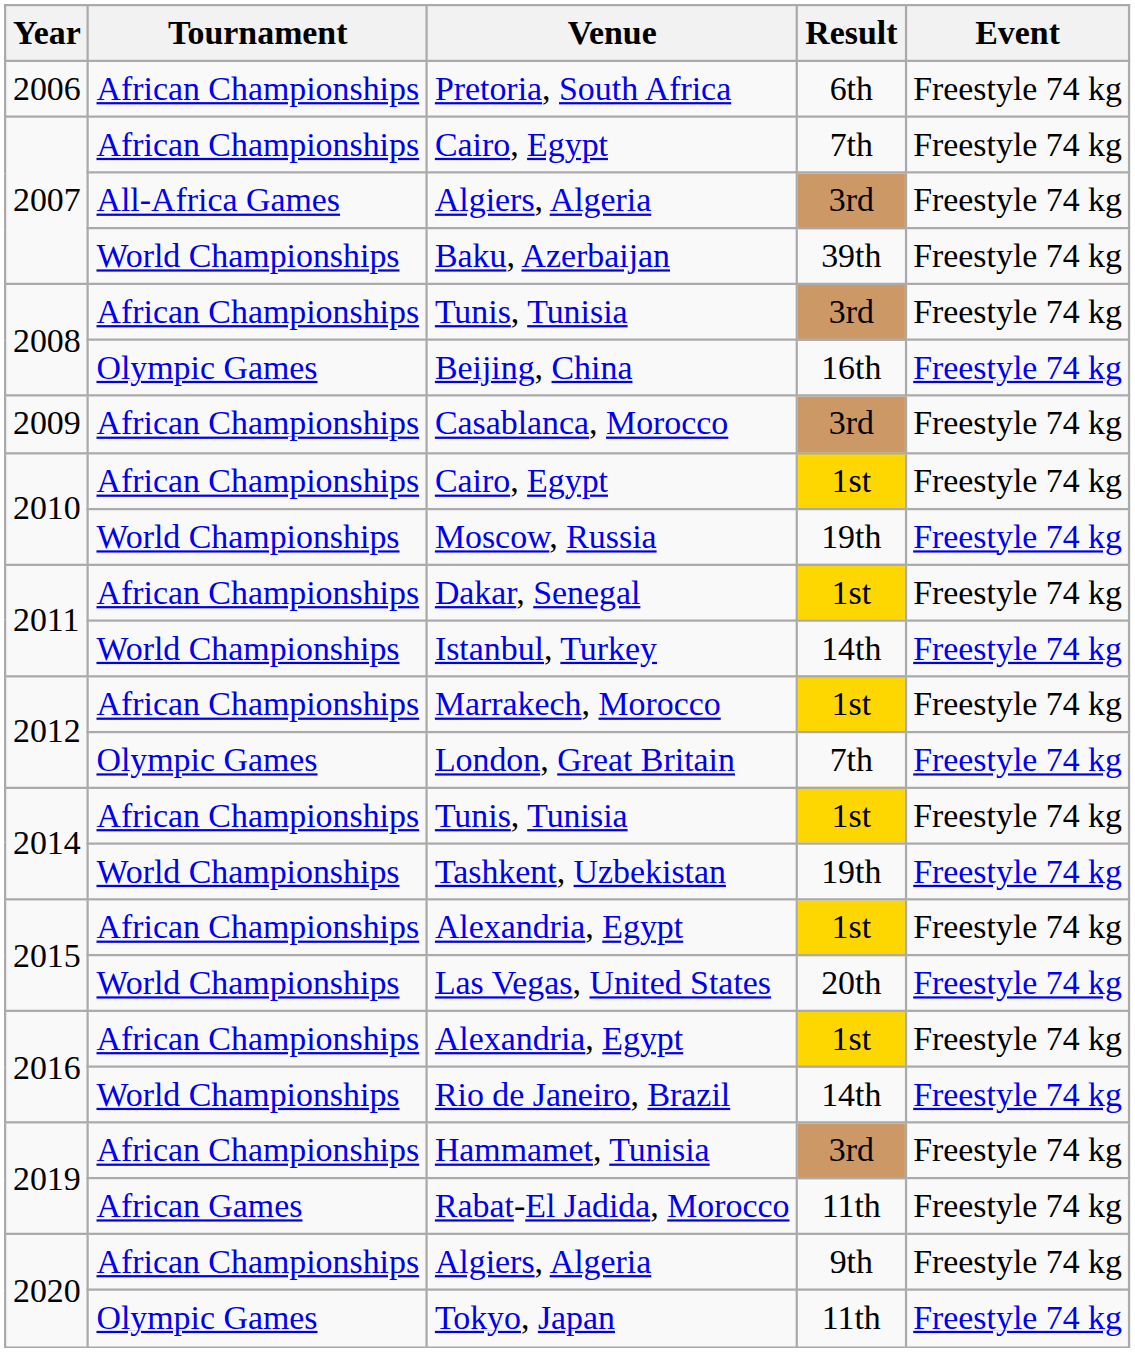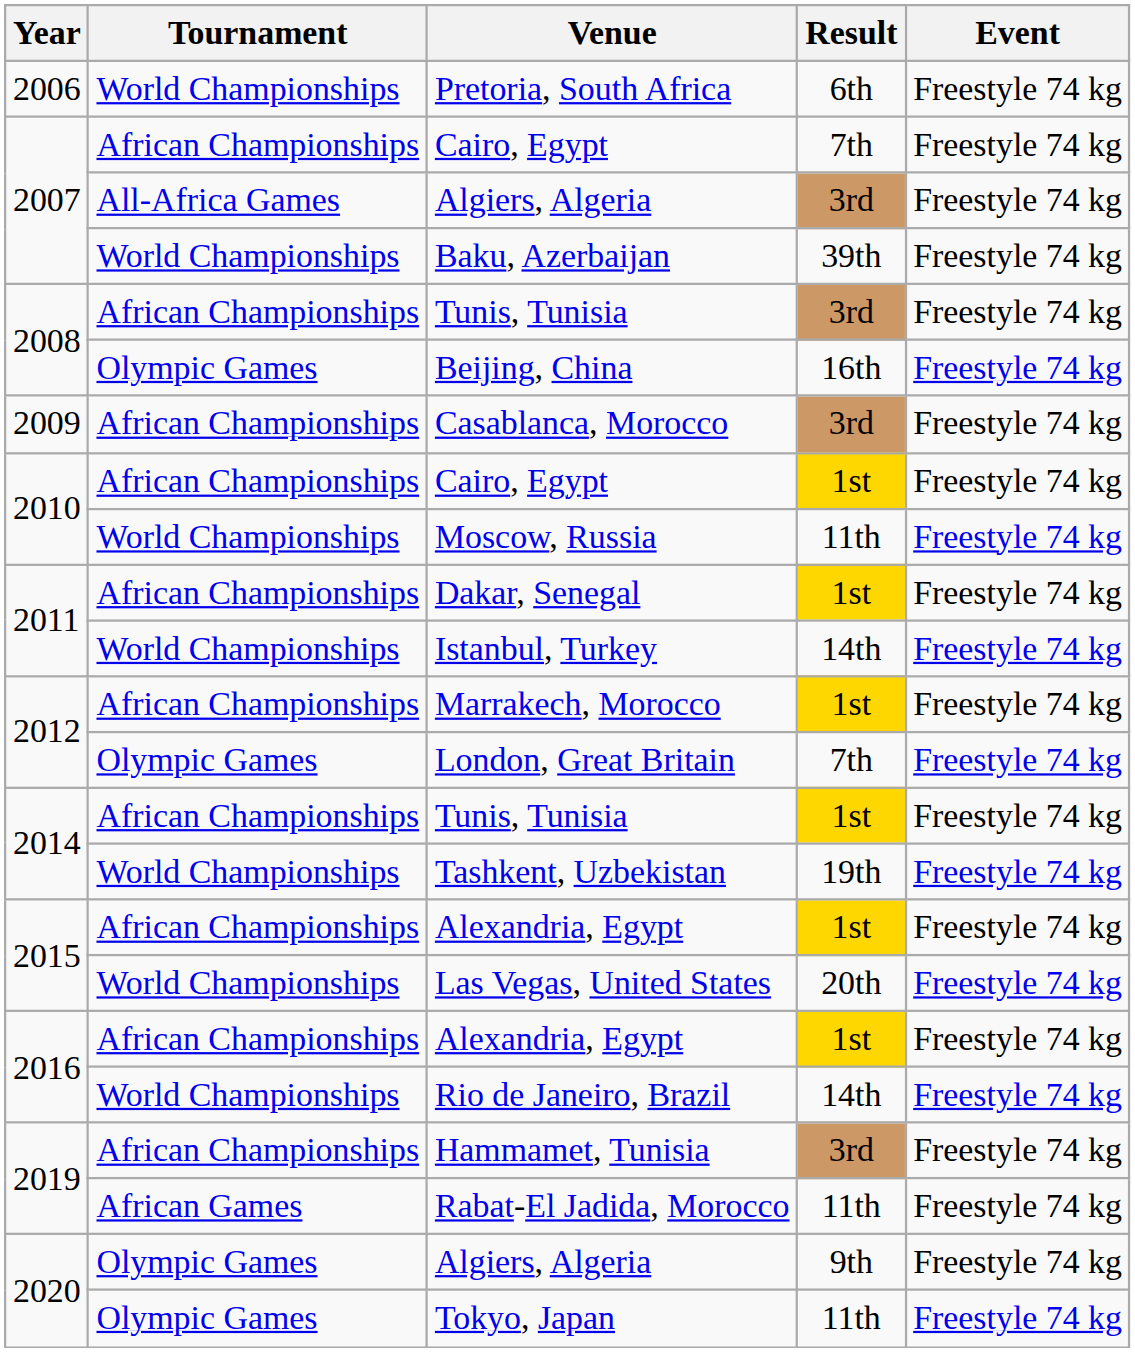(258, 88) African Championships -> (248, 88) World Championships
(851, 535) 19th -> (851, 535) 11th
(258, 1262) African Championships -> (207, 1262) Olympic Games
